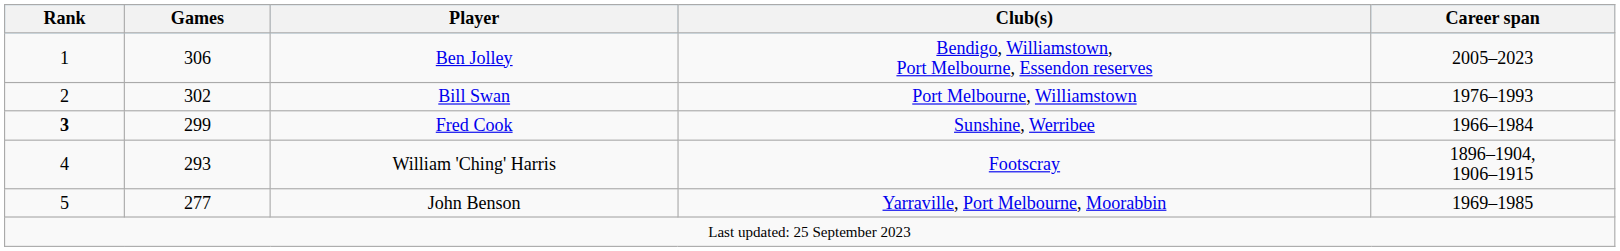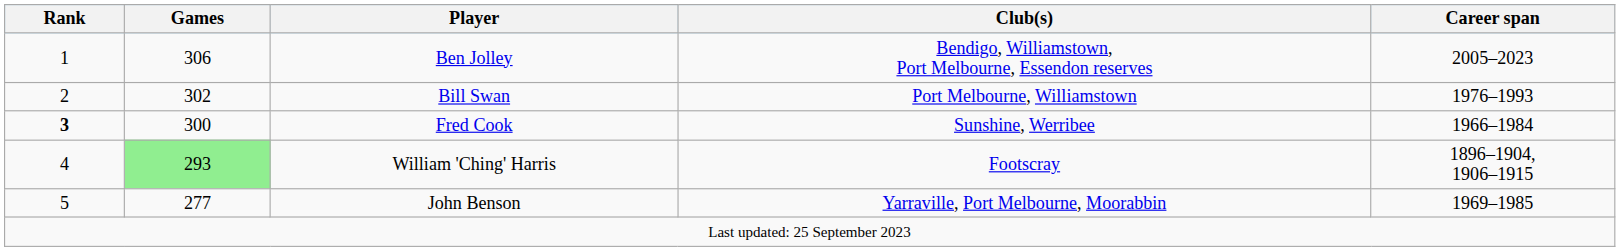(197, 125) 299 -> (197, 125) 300
(197, 164) no background -> (197, 164) lightgreen background
